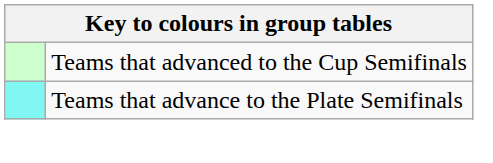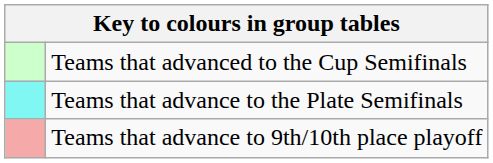+ row: (267, 137)
